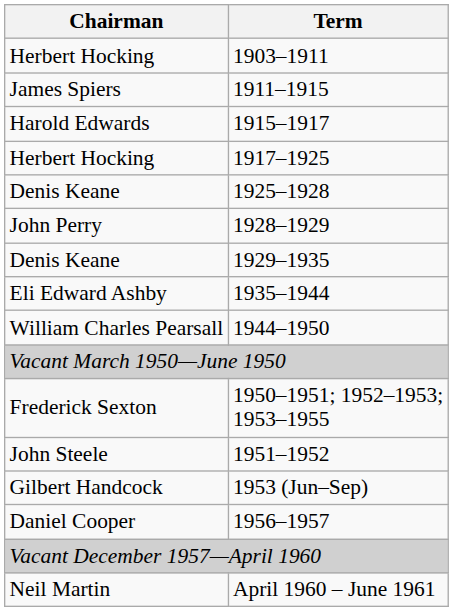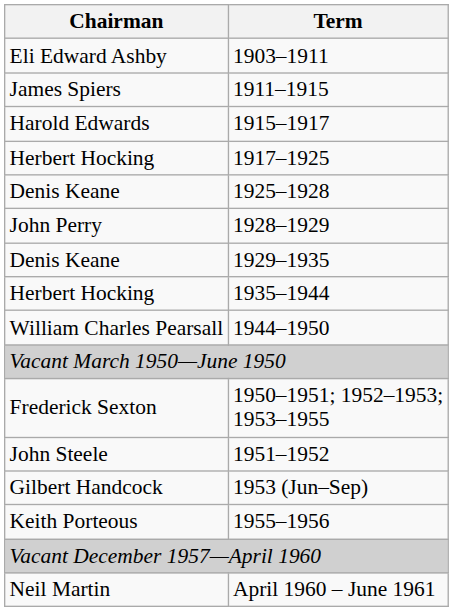(82, 55) Herbert Hocking -> (88, 55) Eli Edward Ashby
(88, 293) Eli Edward Ashby -> (82, 293) Herbert Hocking
+ row: (281, 521)
- row: (281, 521)
